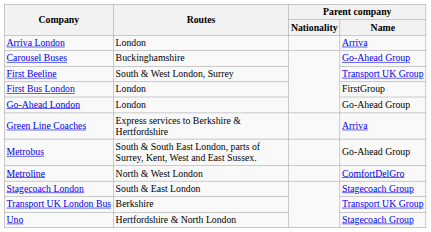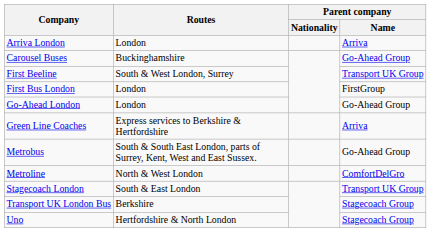(378, 188) Stagecoach Group -> (383, 188) Transport UK Group
(383, 204) Transport UK Group -> (378, 204) Stagecoach Group
